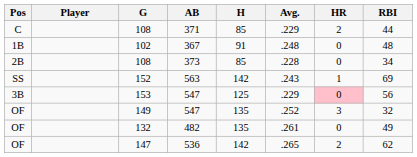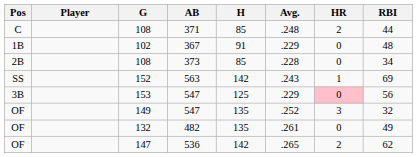(290, 29) .229 -> (290, 29) .248
(290, 45) .248 -> (290, 45) .229
